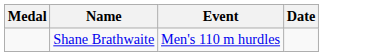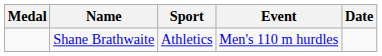+ column: (187, 16)
